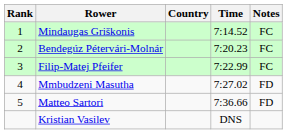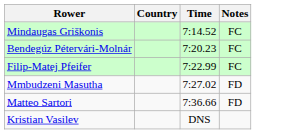- column: (20, 13)
